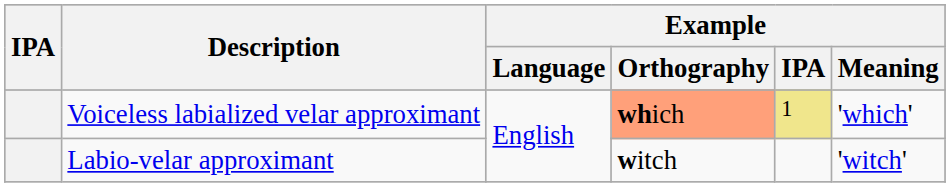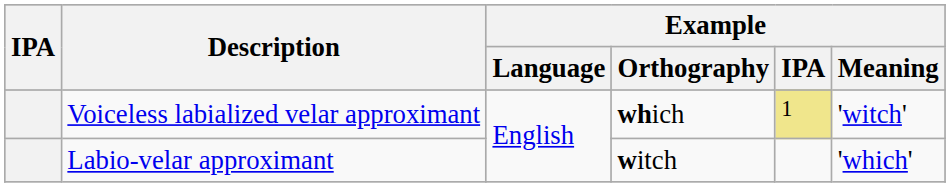(651, 114) lightsalmon background -> (651, 114) no background
(875, 114) 'which' -> (872, 114) 'witch'
(872, 160) 'witch' -> (875, 160) 'which'
